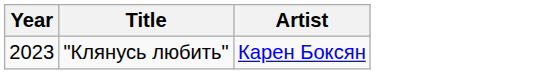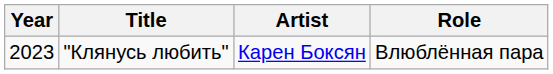+ column: (459, 20)
